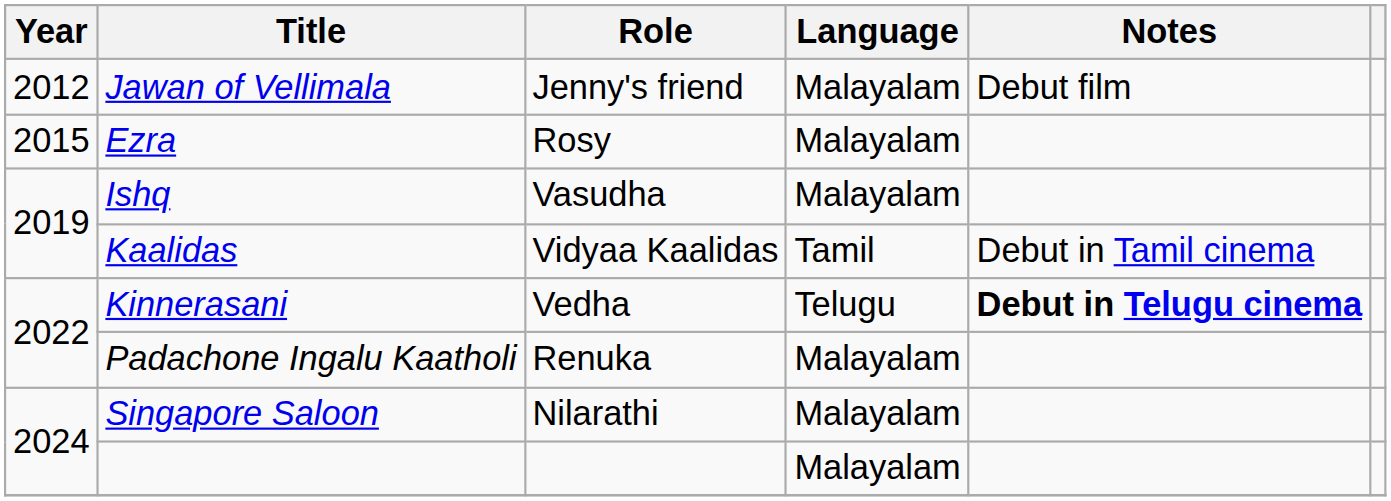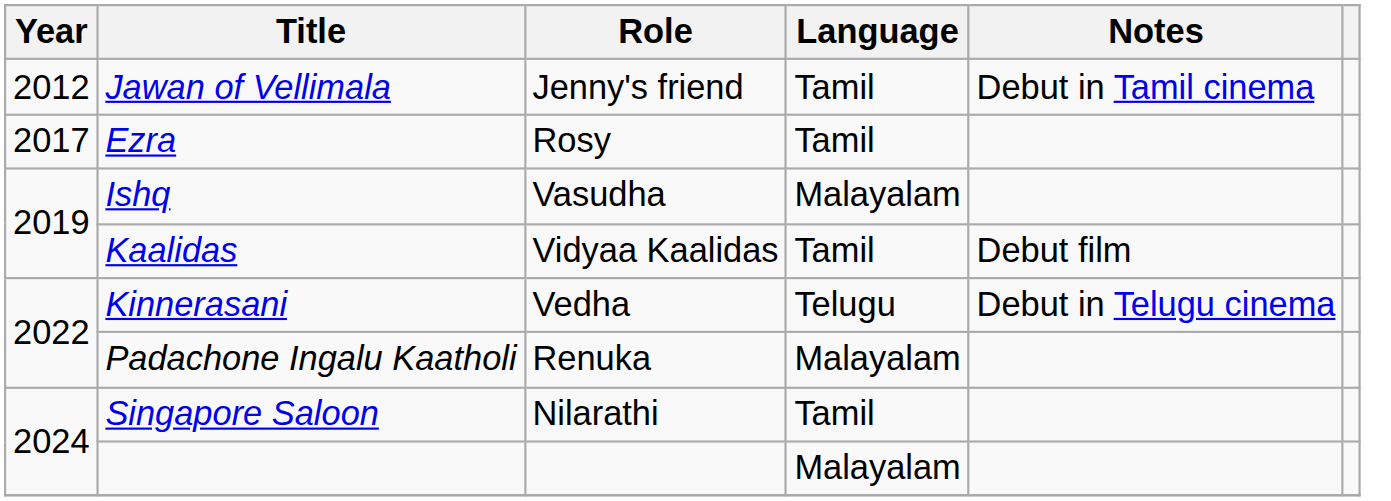(878, 86) Malayalam -> (835, 86) Tamil
(1054, 86) Debut film -> (1145, 86) Debut in Tamil cinema
(51, 140) 2015 -> (51, 140) 2017
(878, 140) Malayalam -> (835, 140) Tamil
(1145, 250) Debut in Tamil cinema -> (1054, 250) Debut film
(1169, 304) bold -> (1156, 304) normal
(878, 413) Malayalam -> (835, 413) Tamil
